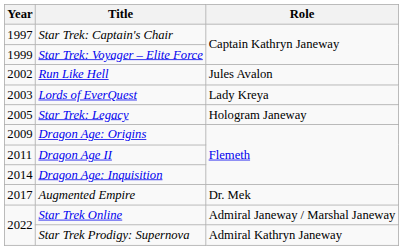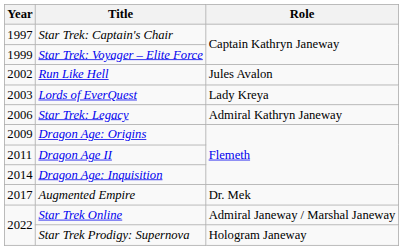(20, 114) 2005 -> (20, 114) 2006
(258, 114) Hologram Janeway -> (275, 114) Admiral Kathryn Janeway
(275, 235) Admiral Kathryn Janeway -> (258, 235) Hologram Janeway
